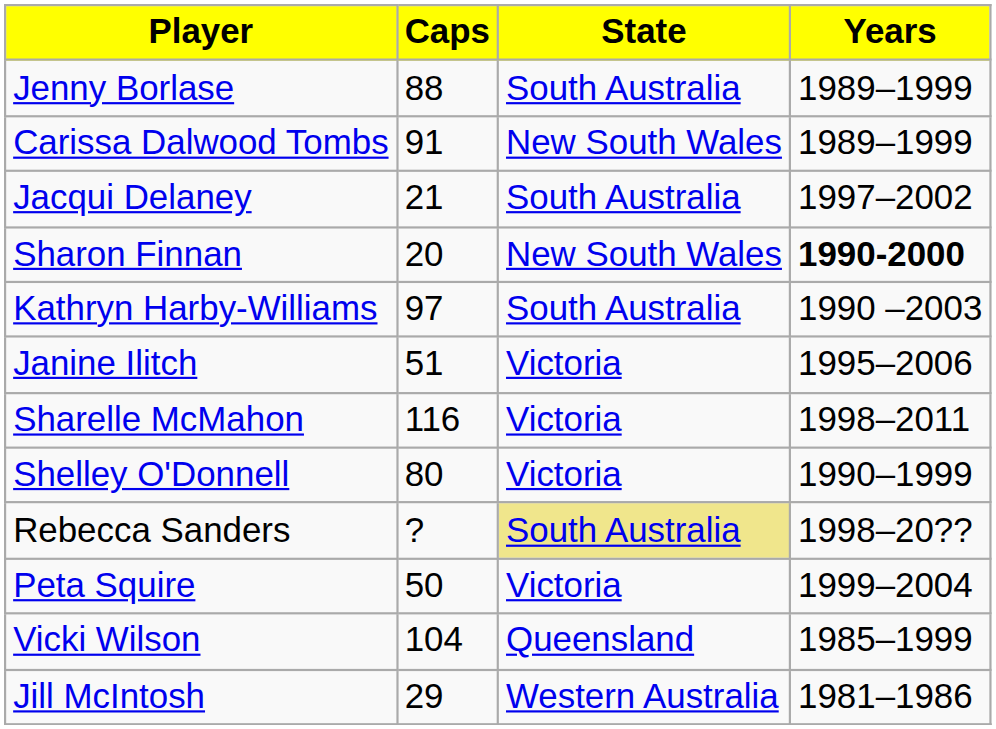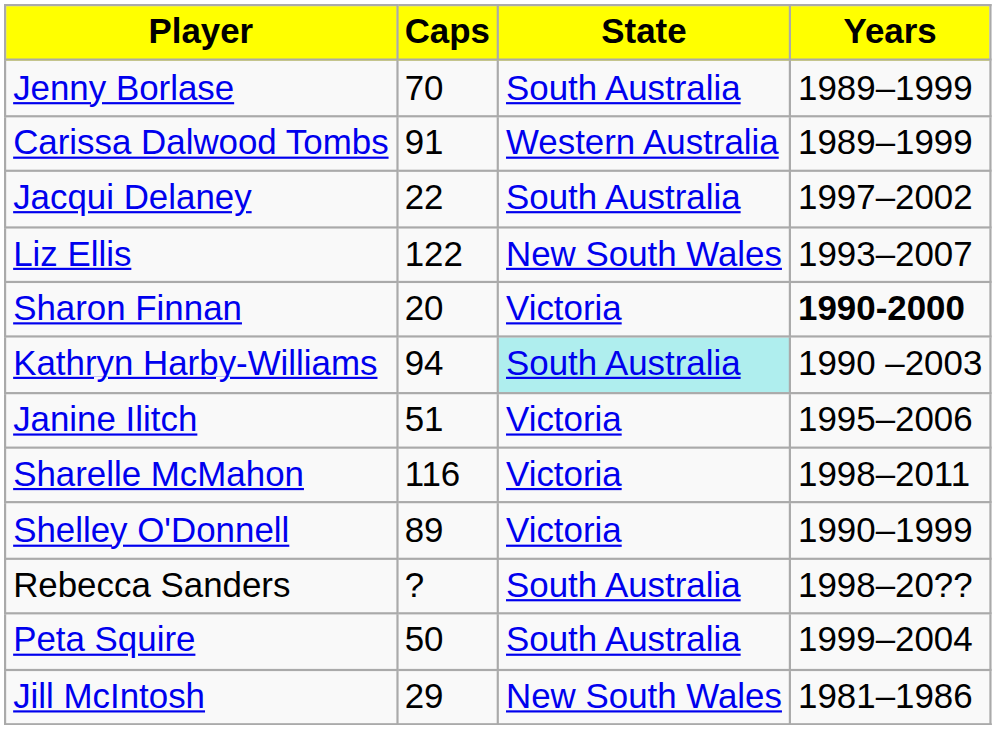(424, 87) 88 -> (424, 87) 70
(644, 142) New South Wales -> (642, 142) Western Australia
(424, 198) 21 -> (424, 198) 22
+ row: (72, 253)
(644, 253) New South Wales -> (564, 308) Victoria
(424, 308) 97 -> (424, 364) 94
(623, 308) no background -> (623, 364) paleturquoise background
(424, 474) 80 -> (424, 530) 89
(623, 530) khaki background -> (623, 585) no background
(564, 585) Victoria -> (623, 640) South Australia
- row: (107, 640)
(642, 695) Western Australia -> (644, 695) New South Wales
